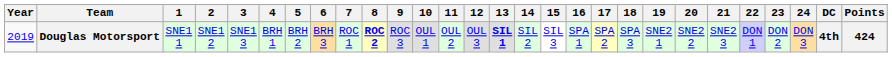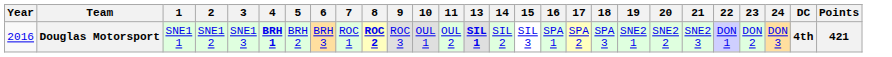- column: (477, 13)
(21, 37) 2019 -> (21, 37) 2016
(272, 37) normal -> (272, 37) bold
(865, 37) 424 -> (839, 37) 421
